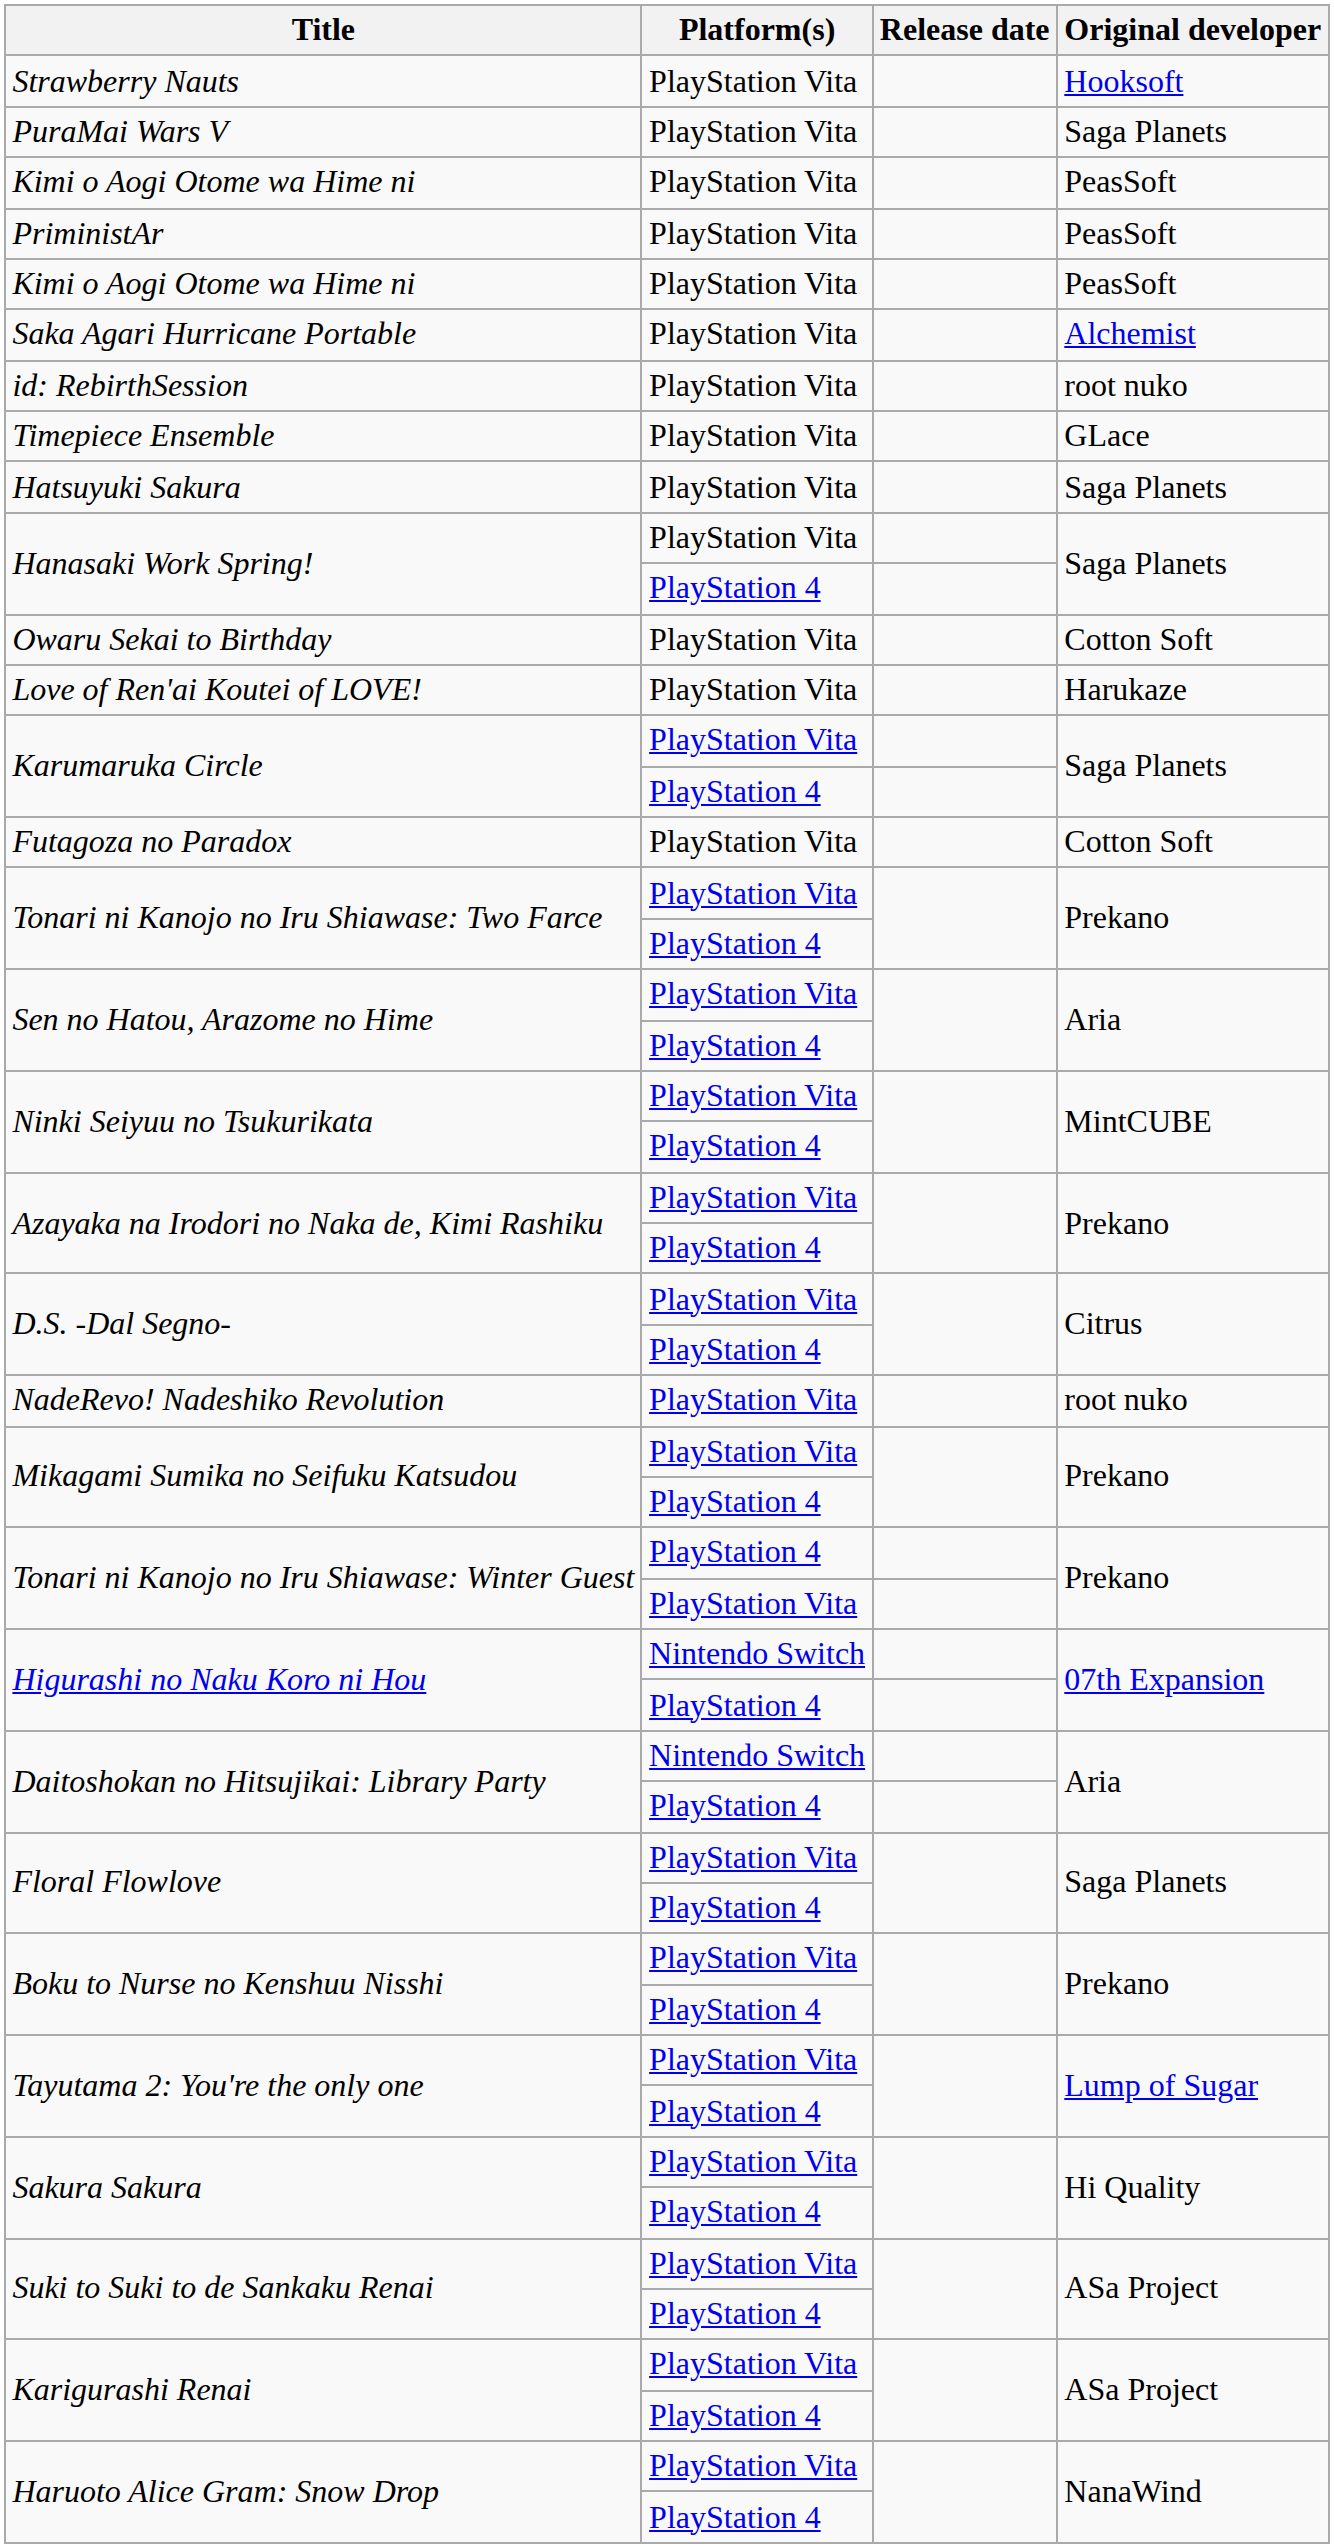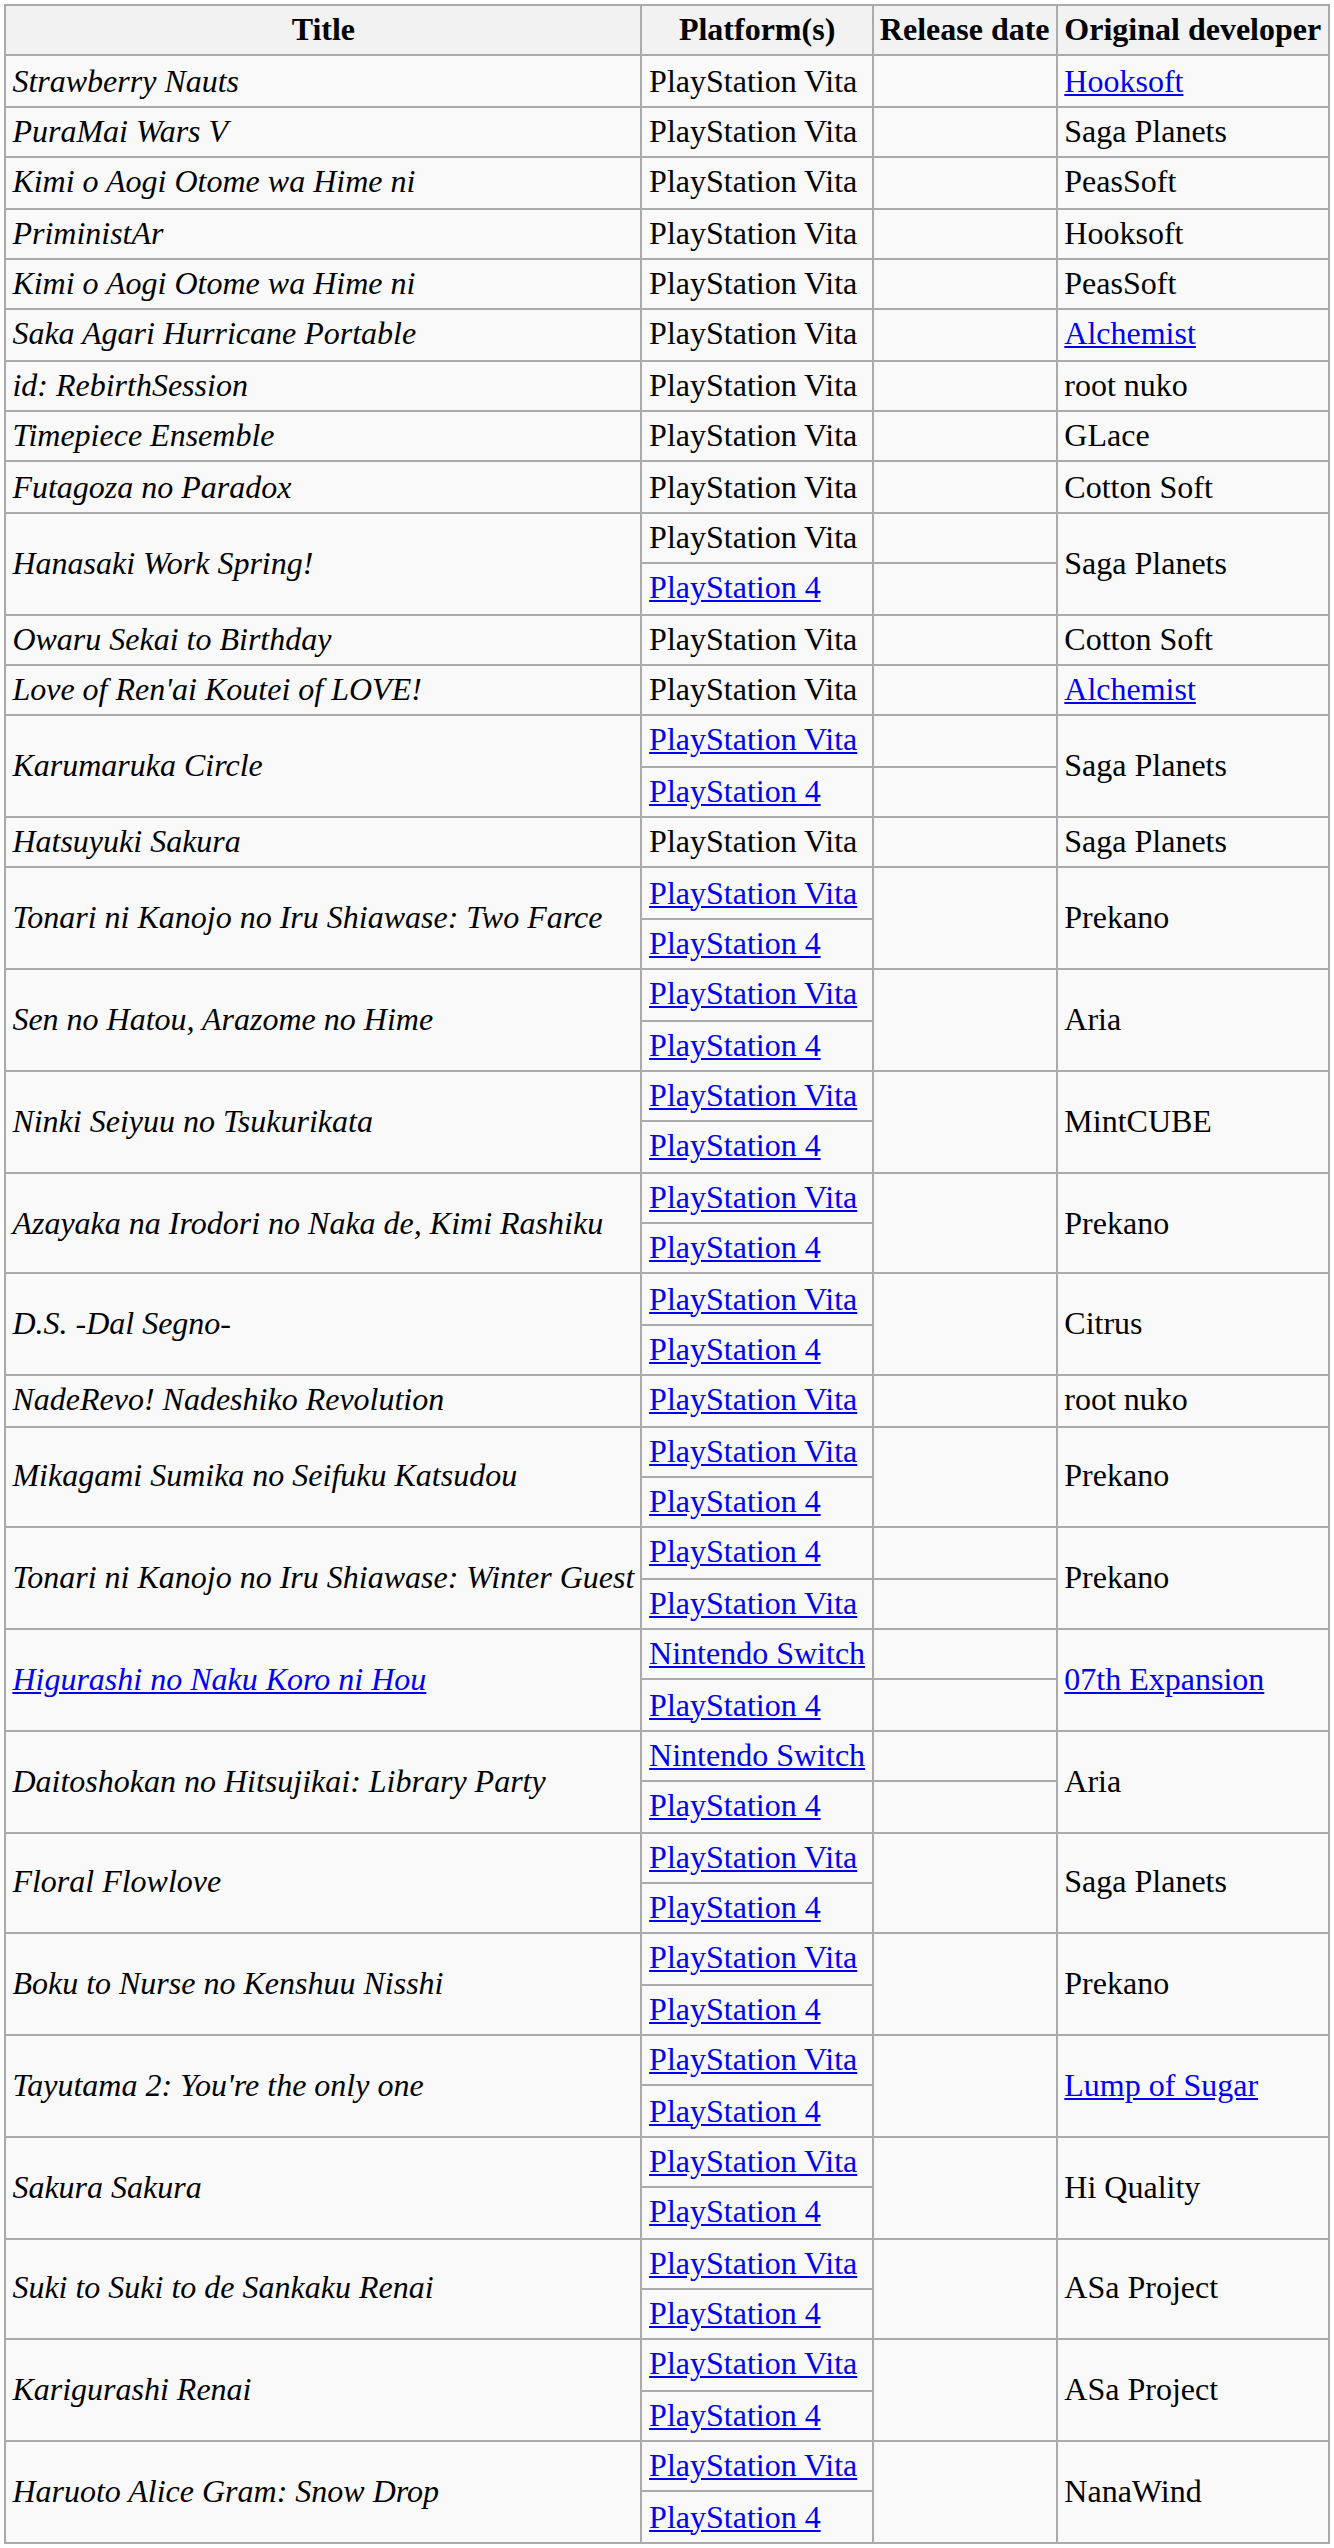(1120, 232) PeasSoft -> (1124, 232) Hooksoft
rows swapped: (127, 486) <-> (152, 841)
(1126, 689) Harukaze -> (1130, 689) Alchemist
